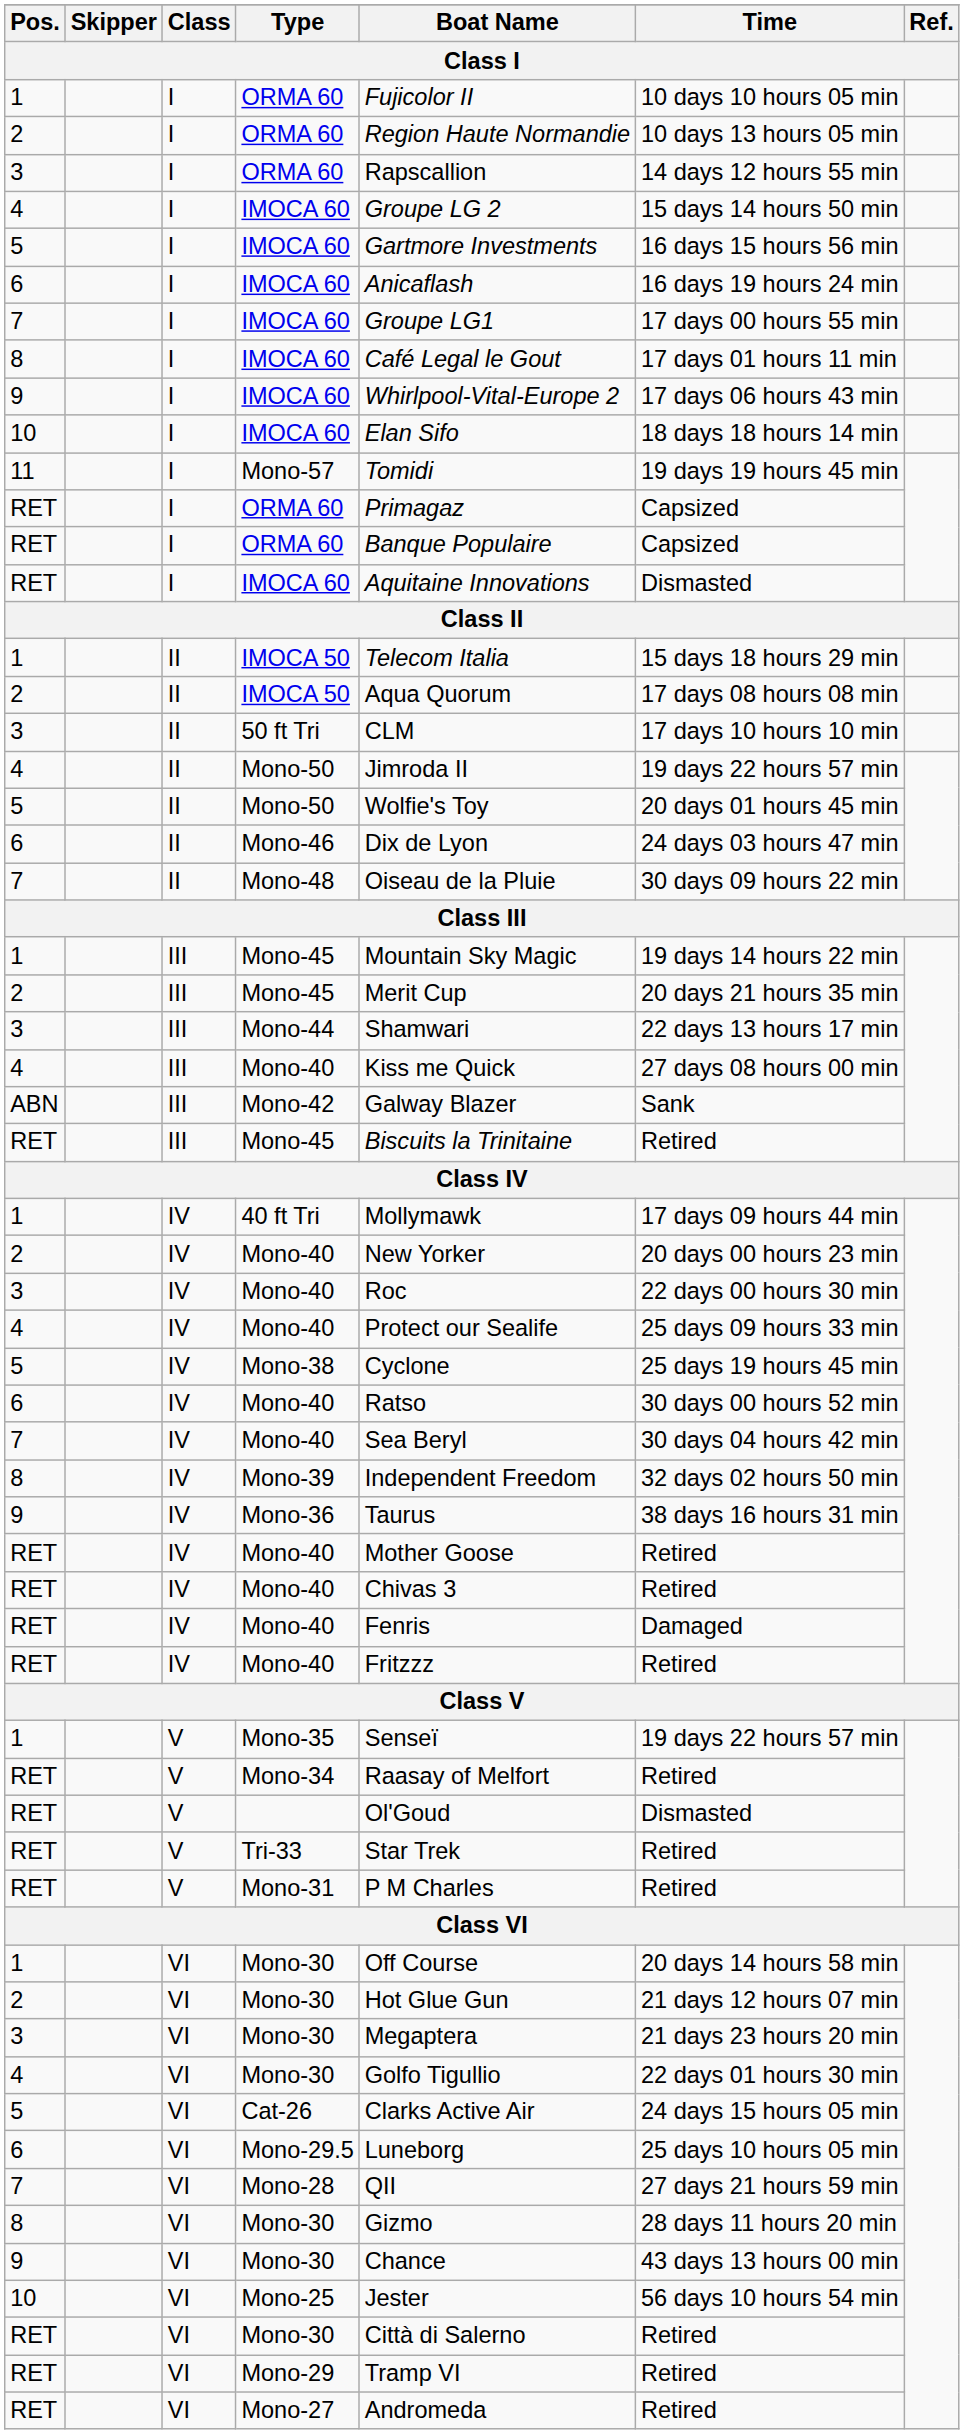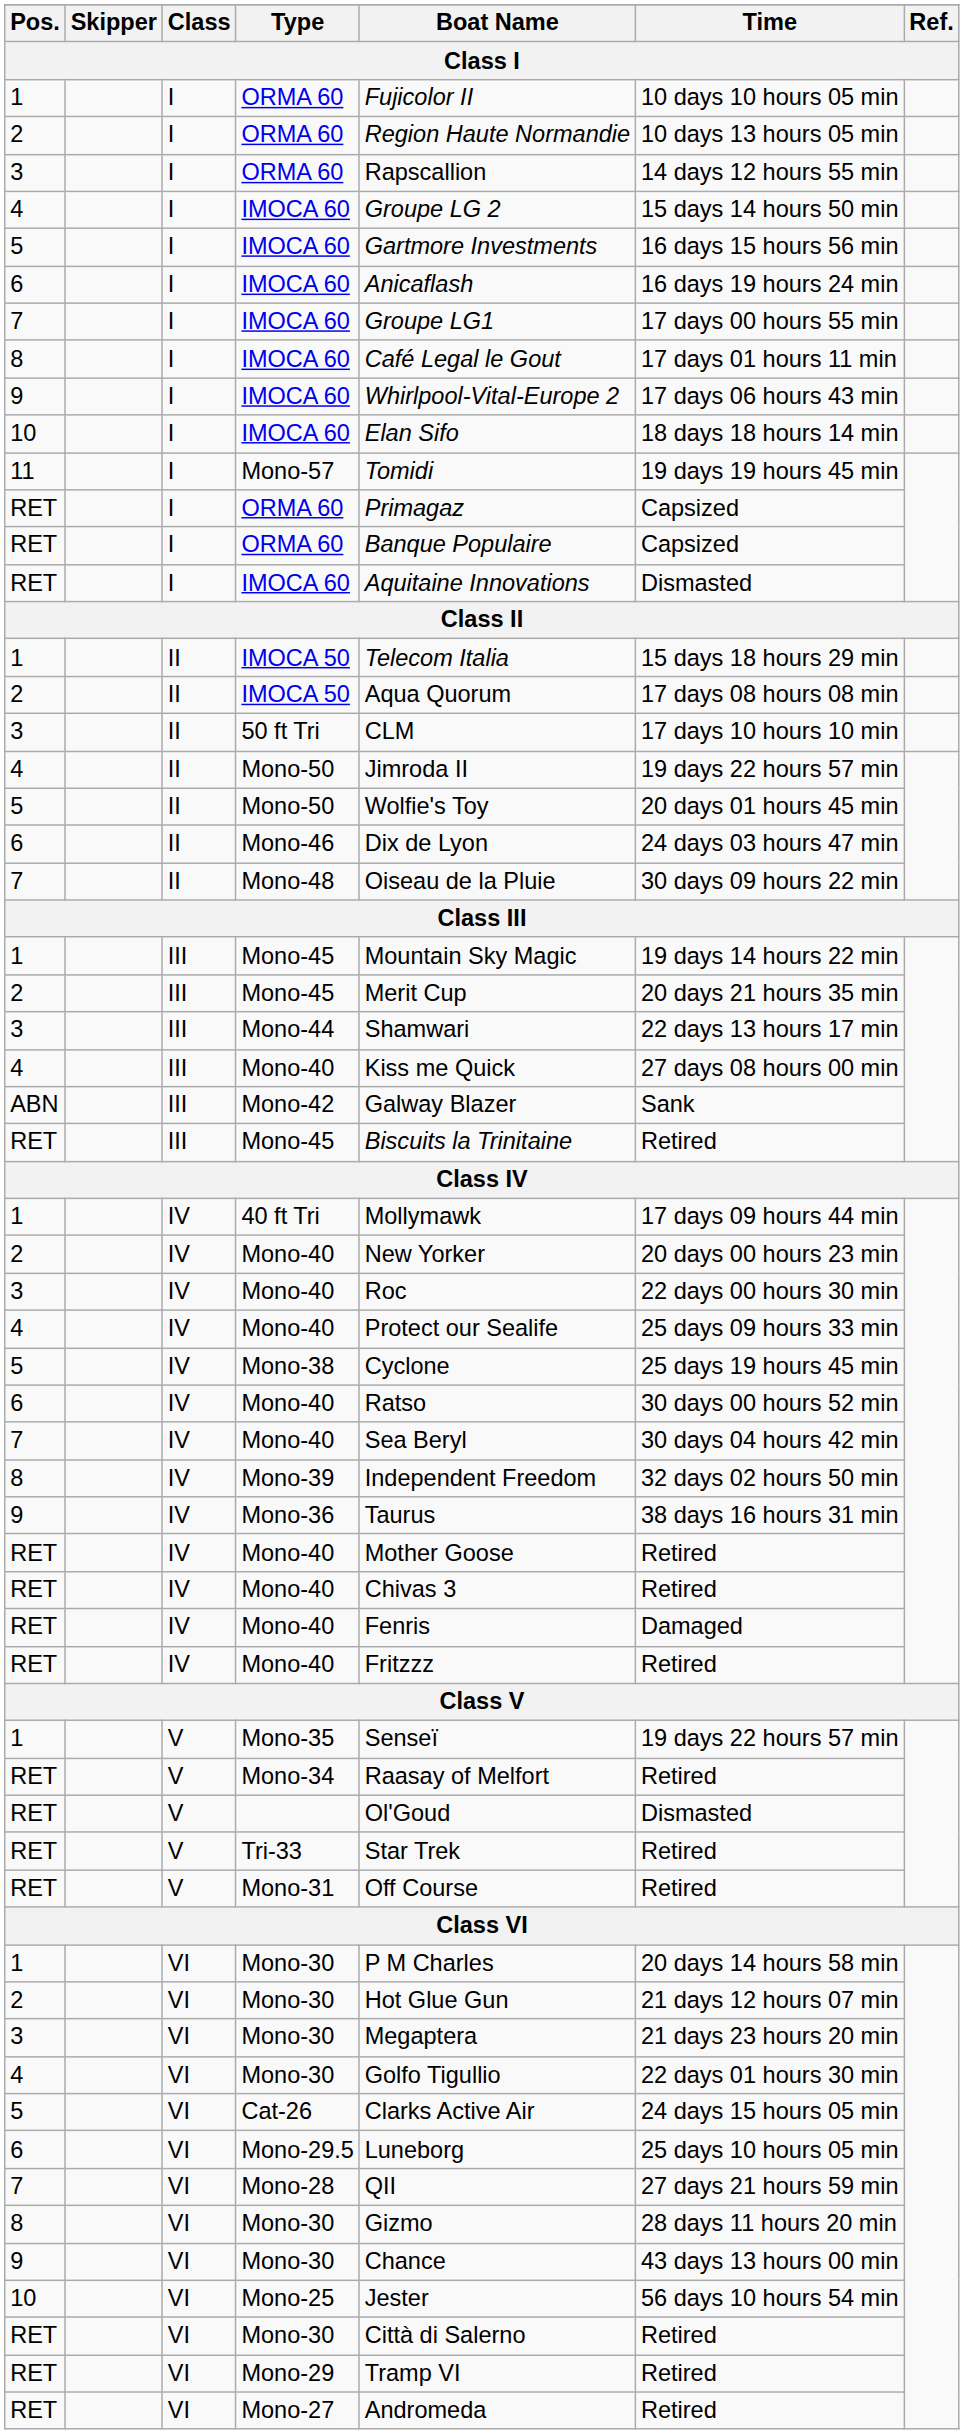(429, 1888) P M Charles -> (421, 1888) Off Course
(421, 1962) Off Course -> (429, 1962) P M Charles
